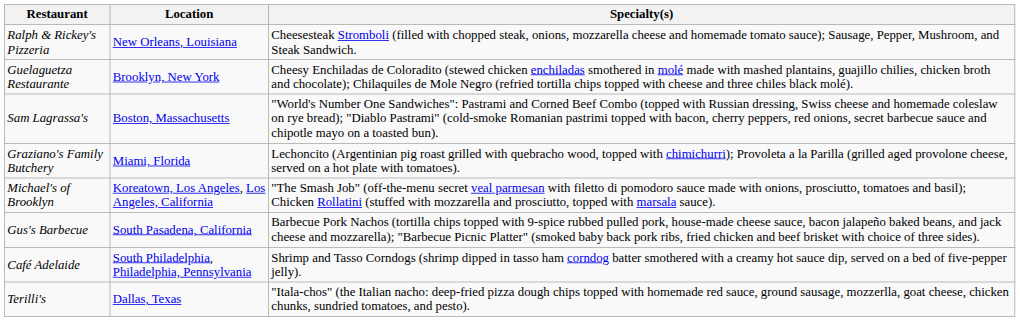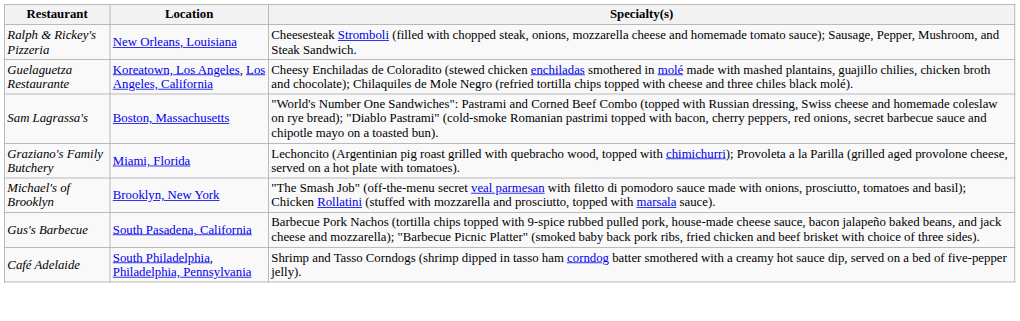(166, 76) Brooklyn, New York -> (189, 76) Koreatown, Los Angeles, Los Angeles, California
(189, 195) Koreatown, Los Angeles, Los Angeles, California -> (166, 195) Brooklyn, New York
- row: (27, 299)
